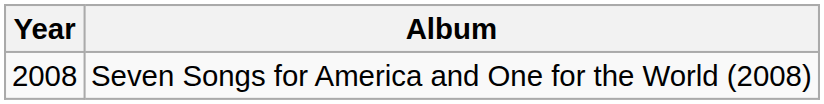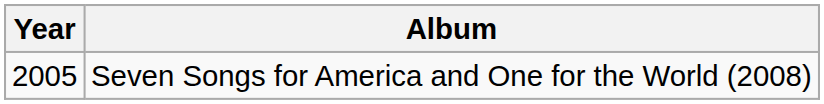(45, 75) 2008 -> (45, 75) 2005
